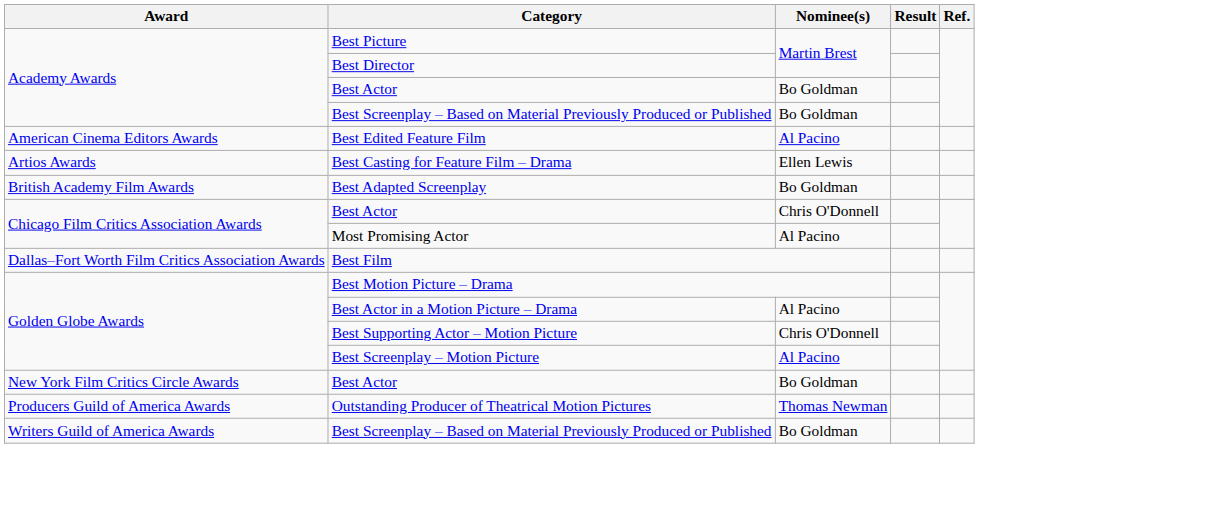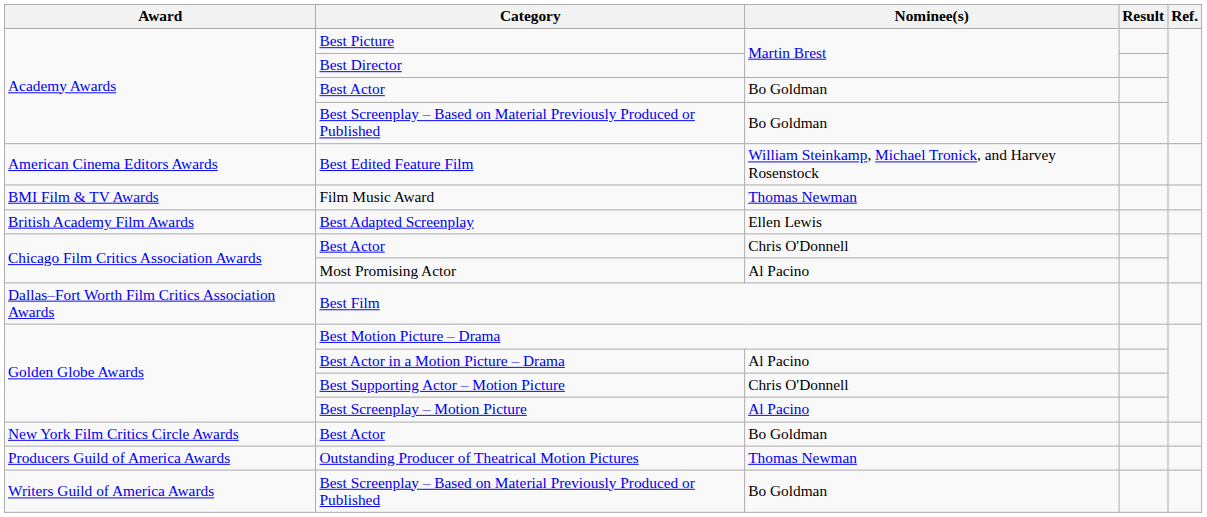(809, 138) Al Pacino -> (902, 164) William Steinkamp, Michael Tronick, and Harvey Rosenstock
- row: (52, 162)
+ row: (83, 197)
(818, 187) Bo Goldman -> (785, 221) Ellen Lewis
